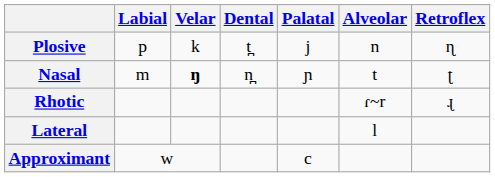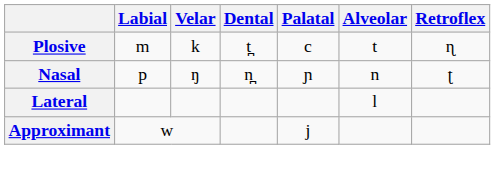(143, 46) p -> (143, 46) m
(308, 46) j -> (308, 46) c
(375, 46) n -> (375, 46) t
(143, 74) m -> (143, 74) p
(195, 74) bold -> (195, 74) normal
(375, 74) t -> (375, 74) n
- row: (59, 102)
(308, 158) c -> (308, 130) j
